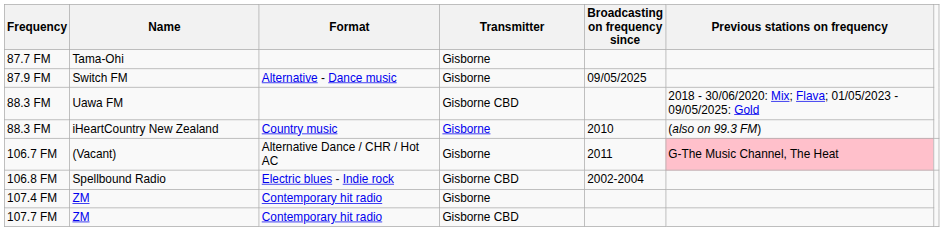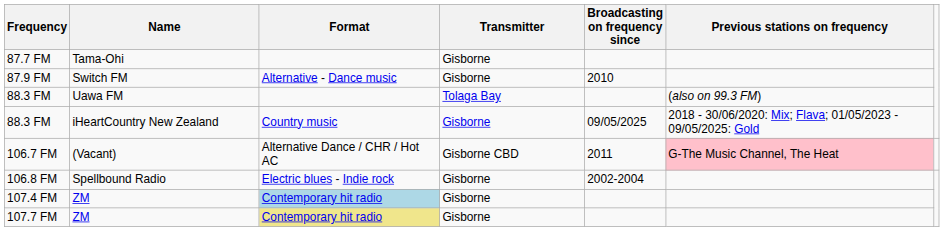(617, 78) 09/05/2025 -> (600, 78) 2010
(481, 103) Gisborne CBD -> (472, 96) Tolaga Bay
(783, 103) 2018 - 30/06/2020: Mix; Flava; 01/05/2023 - 09/05/2025: Gold -> (715, 96) (also on 99.3 FM)
(600, 128) 2010 -> (617, 122) 09/05/2025
(715, 128) (also on 99.3 FM) -> (783, 122) 2018 - 30/06/2020: Mix; Flava; 01/05/2023 - 09/05/2025: Gold
(466, 154) Gisborne -> (481, 154) Gisborne CBD
(481, 179) Gisborne CBD -> (466, 179) Gisborne
(322, 198) no background -> (322, 198) lightblue background
(322, 217) no background -> (322, 217) khaki background
(481, 217) Gisborne CBD -> (466, 217) Gisborne
